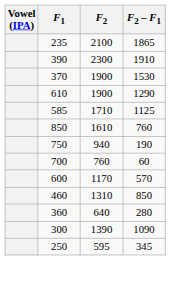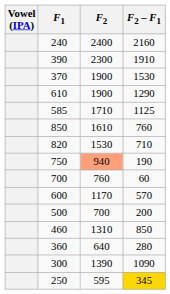+ row: (59, 42)
- row: (59, 42)
+ row: (59, 144)
(102, 144) no background -> (102, 161) lightsalmon background
+ row: (59, 212)
(144, 246) no background -> (144, 280) gold background
